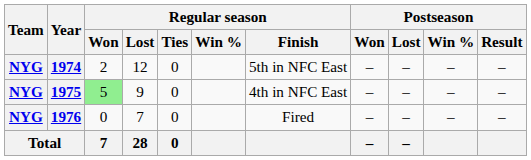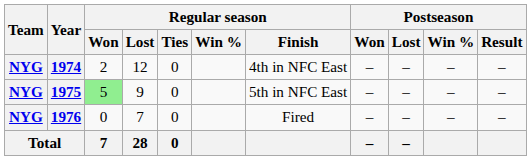(298, 67) 5th in NFC East -> (298, 67) 4th in NFC East
(298, 92) 4th in NFC East -> (298, 92) 5th in NFC East
